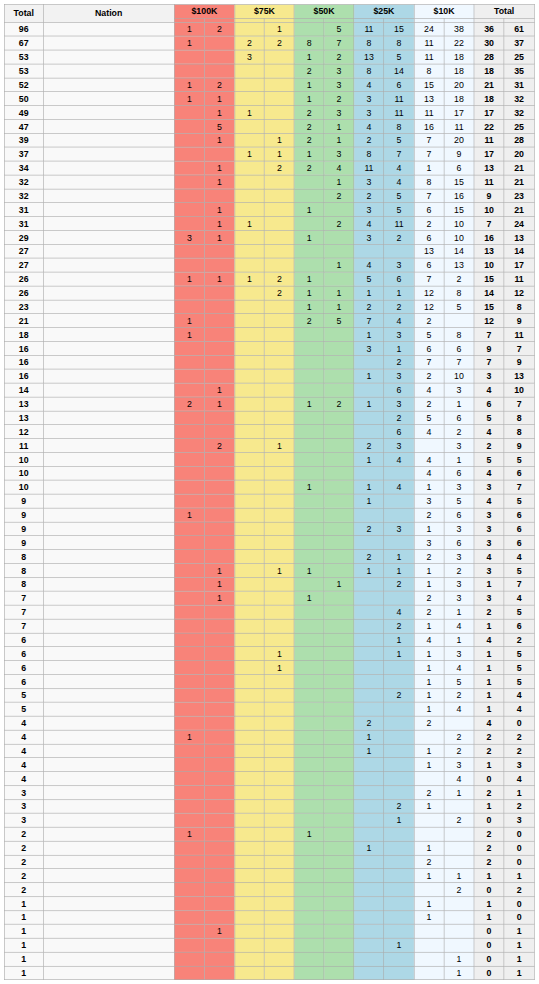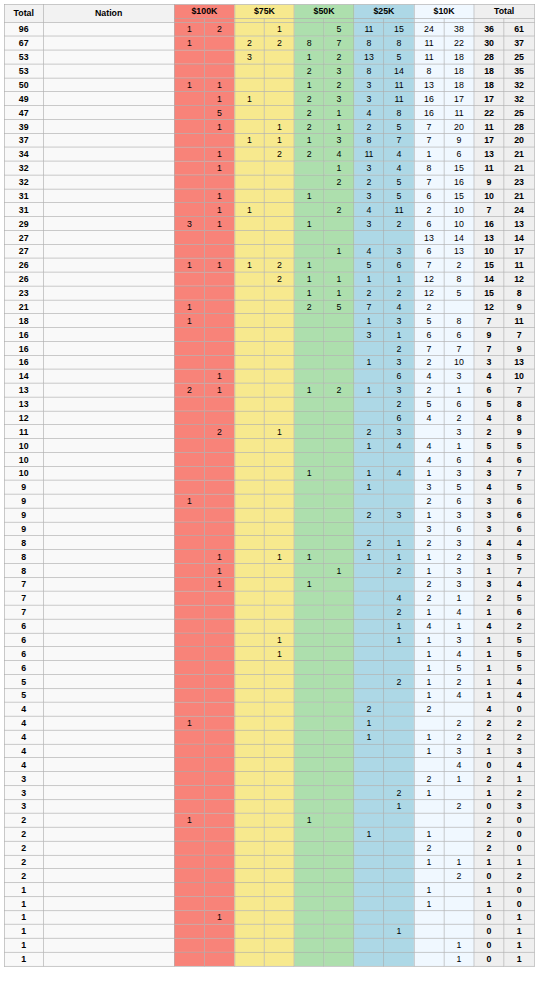- row: (24, 85)
(429, 113) 11 -> (429, 99) 16
